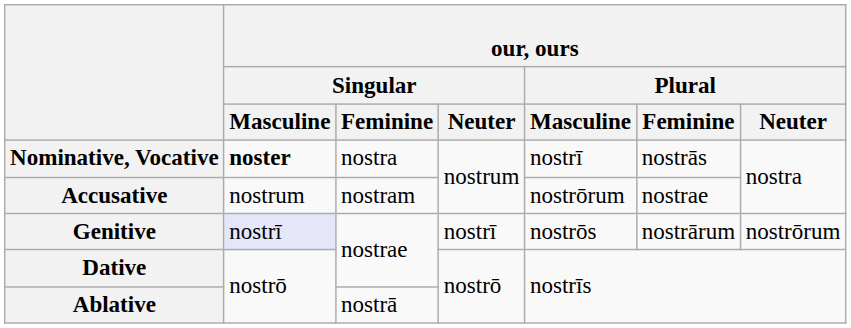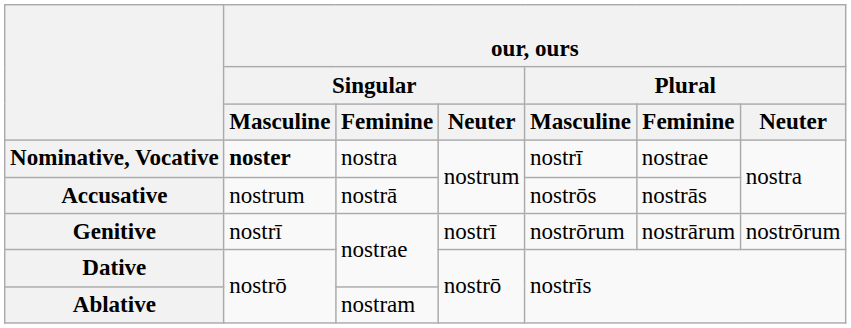(674, 158) nostrās -> (675, 158) nostrae
(378, 194) nostram -> (369, 194) nostrā
(577, 194) nostrōrum -> (563, 194) nostrōs
(675, 194) nostrae -> (674, 194) nostrās
(256, 231) lavender background -> (256, 231) no background
(563, 231) nostrōs -> (577, 231) nostrōrum
(369, 304) nostrā -> (378, 304) nostram
